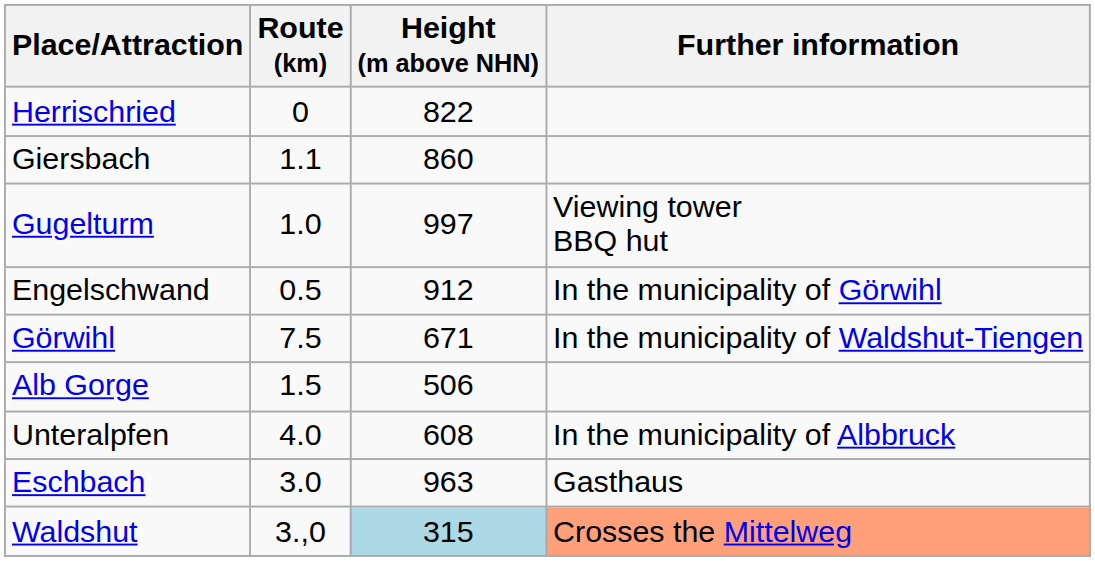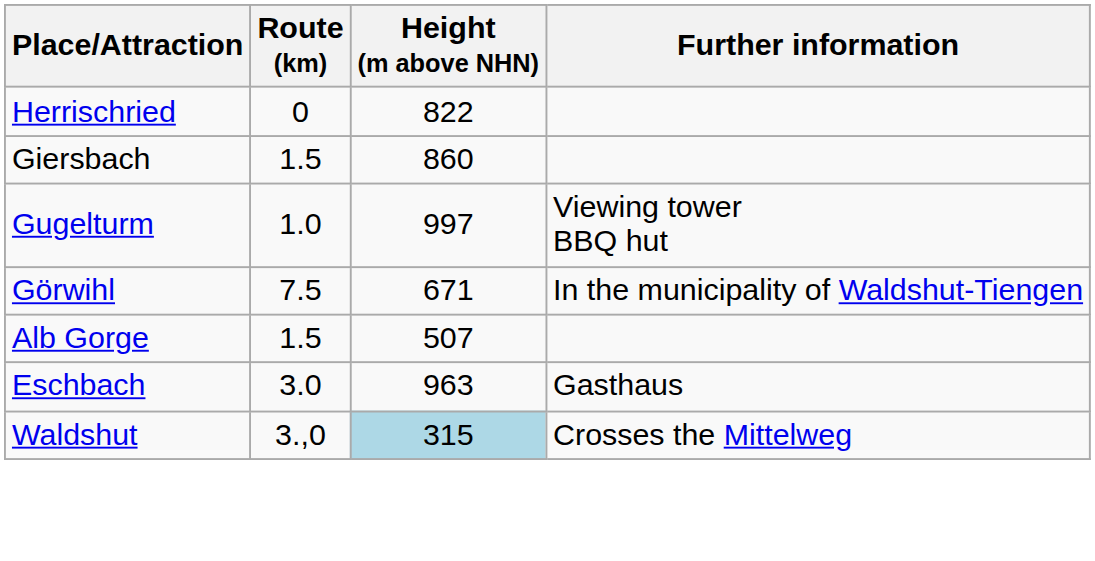(300, 159) 1.1 -> (300, 159) 1.5
- row: (111, 289)
(448, 386) 506 -> (448, 338) 507
- row: (91, 434)
(703, 530) lightsalmon background -> (703, 434) no background
